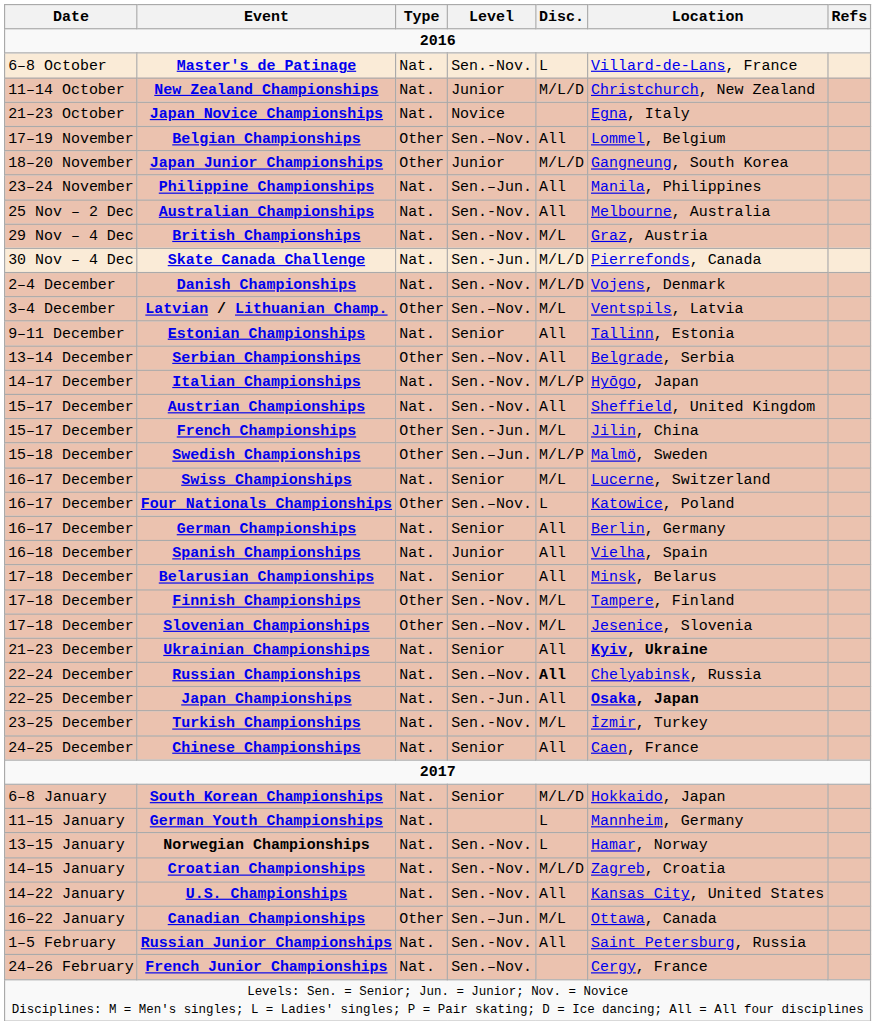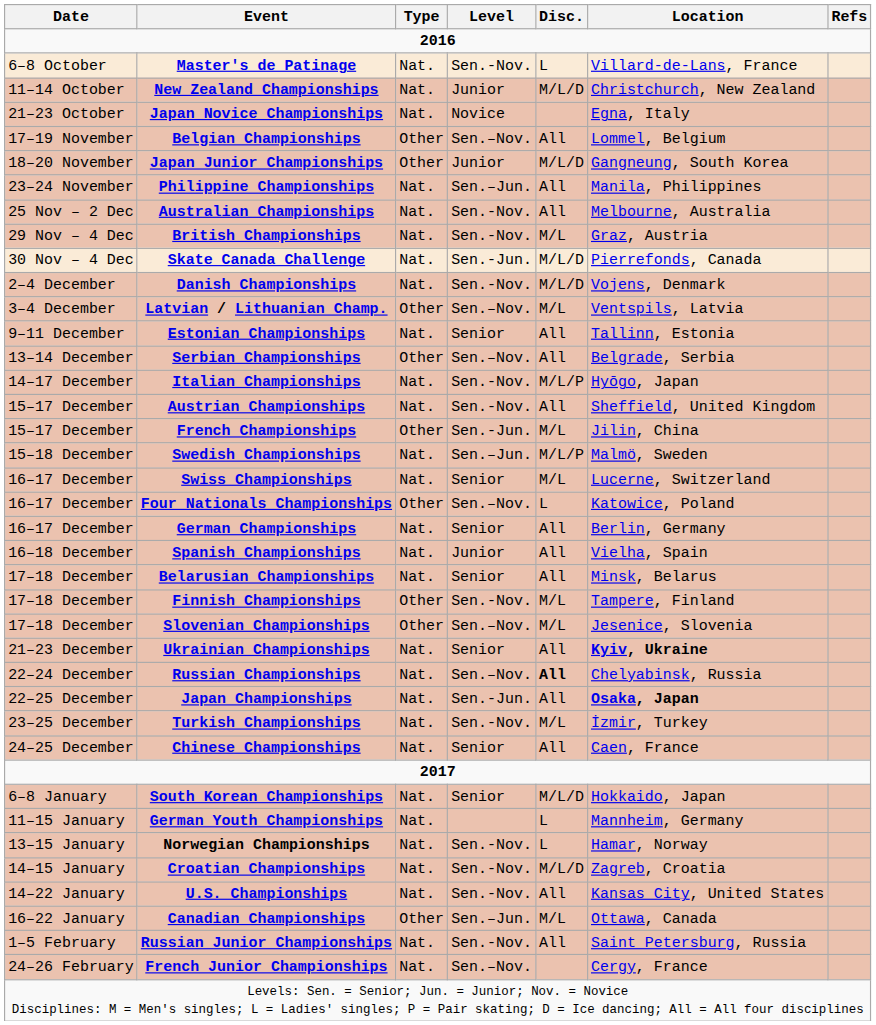(422, 455) Other -> (417, 455) Nat.
